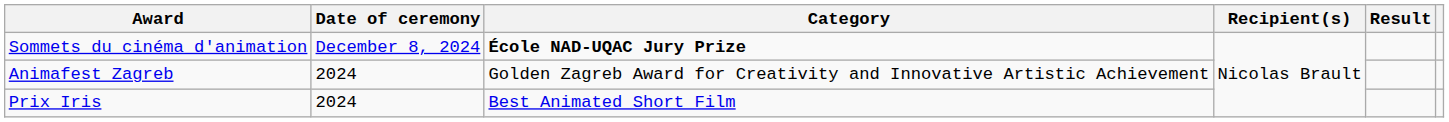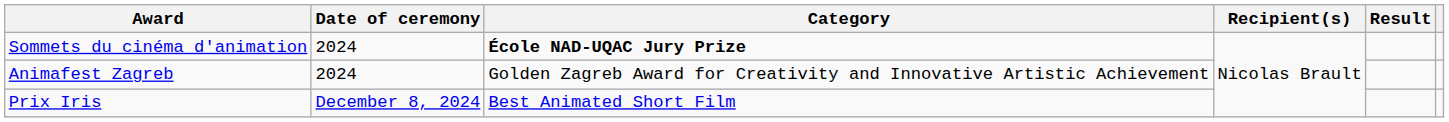(398, 47) December 8, 2024 -> (336, 47) 2024
(336, 103) 2024 -> (398, 103) December 8, 2024
